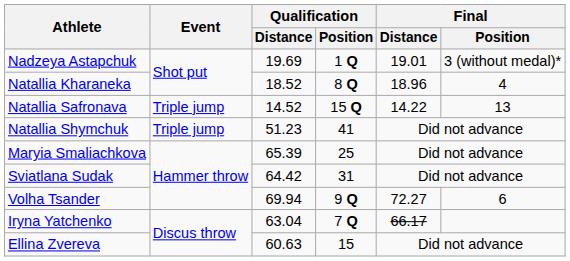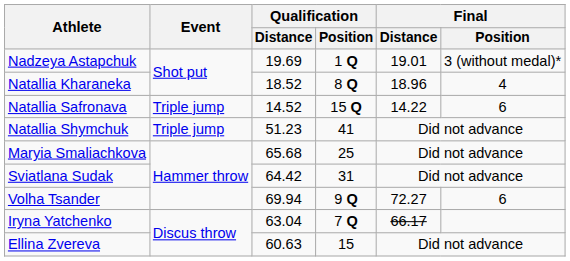(503, 107) 13 -> (503, 107) 6
(284, 153) 65.39 -> (284, 153) 65.68
